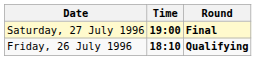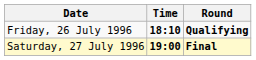rows swapped: (69, 47) <-> (76, 30)
